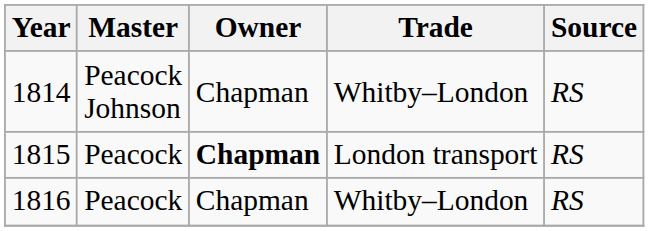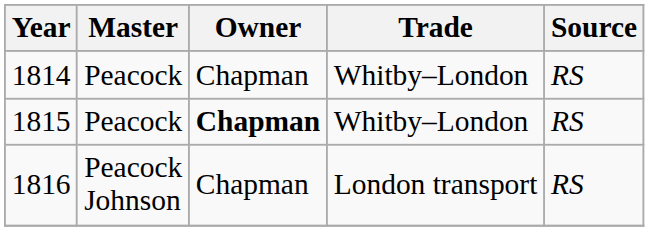(133, 91) Peacock Johnson -> (133, 74) Peacock
(436, 154) London transport -> (431, 121) Whitby–London
(133, 201) Peacock -> (133, 184) Peacock Johnson
(431, 201) Whitby–London -> (436, 184) London transport
